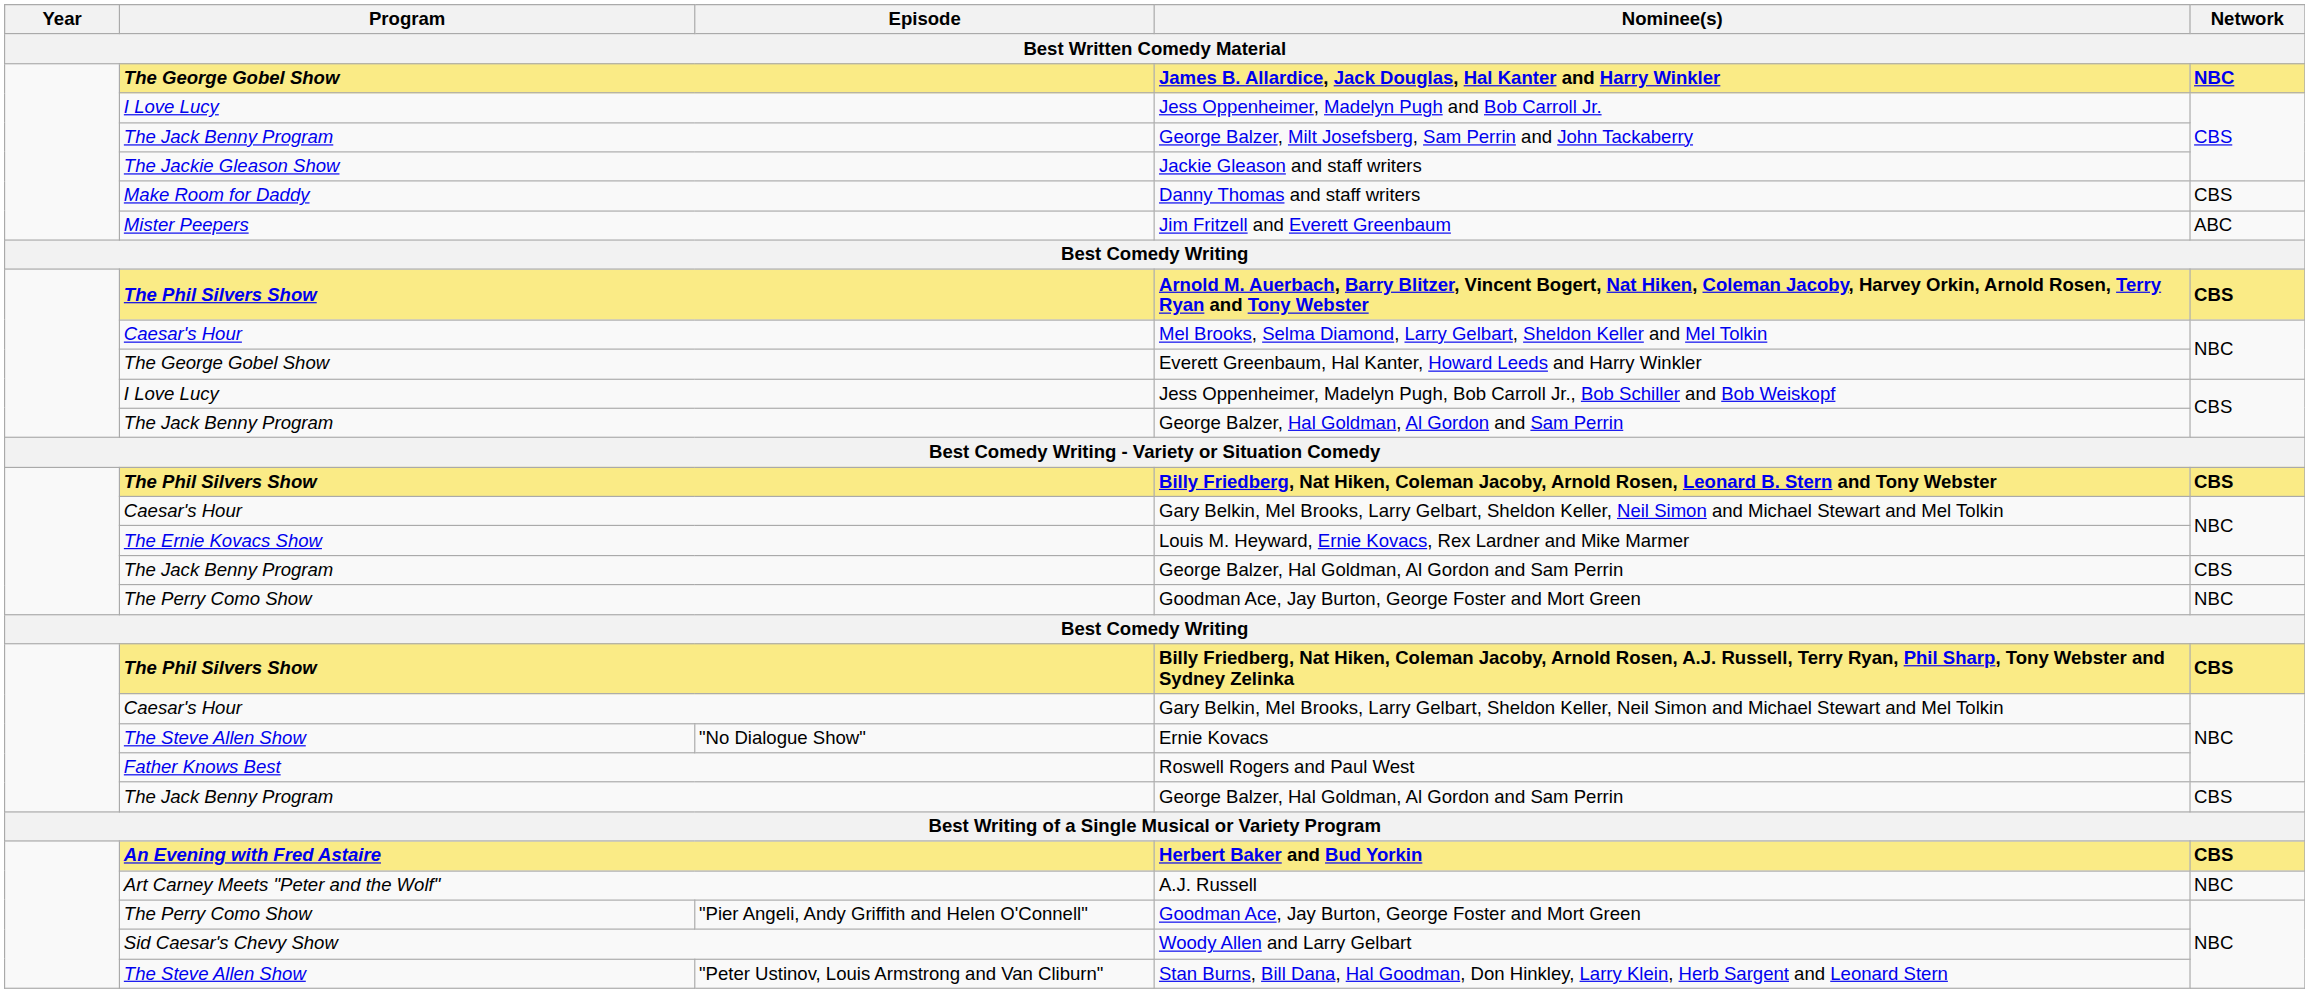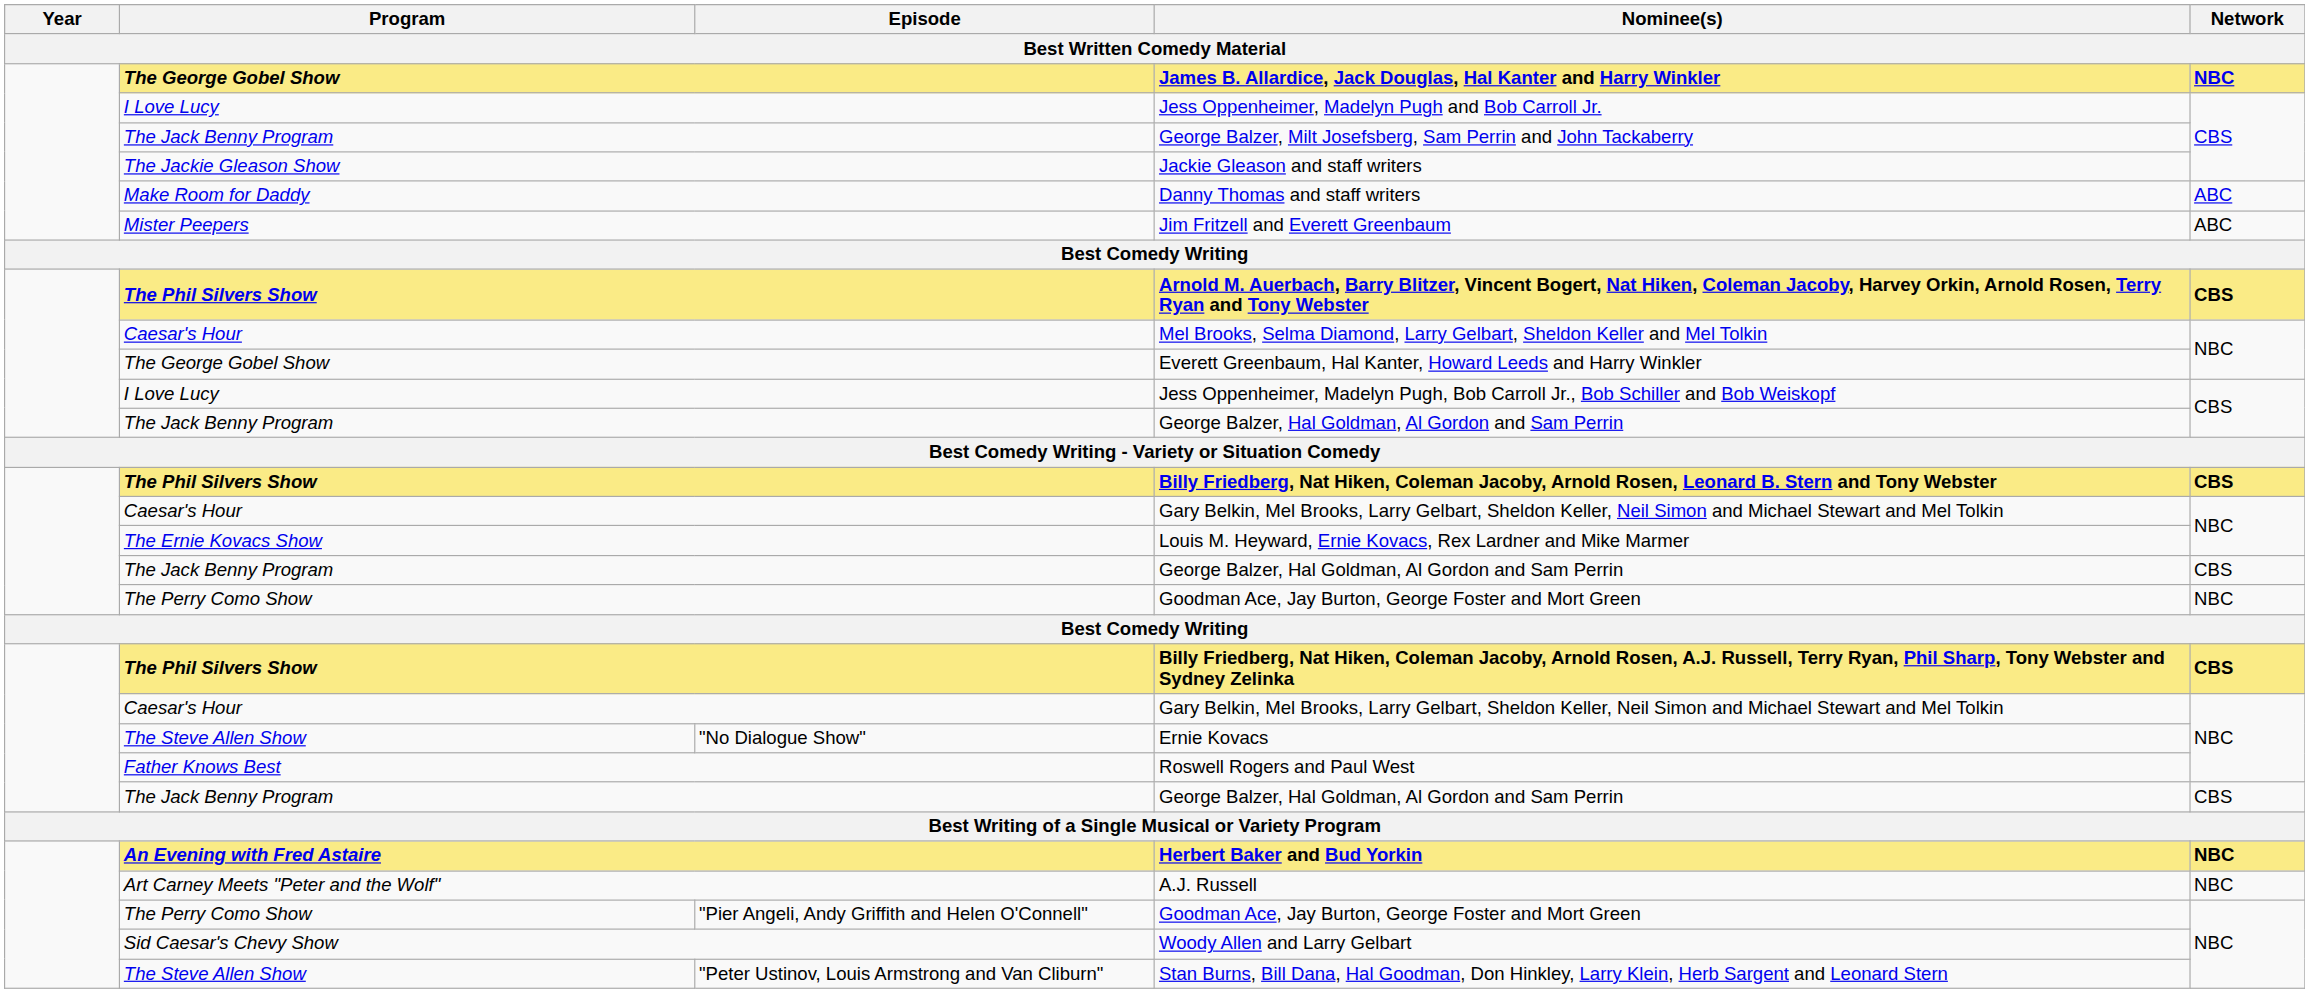(2213, 195) CBS -> (2213, 195) ABC
(2214, 855) CBS -> (2214, 855) NBC
